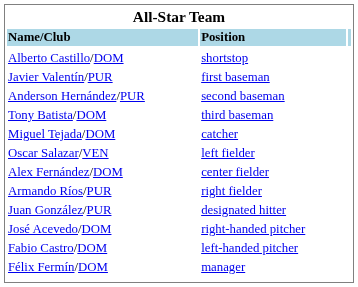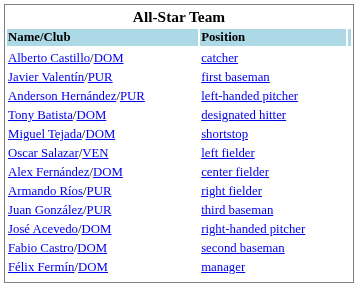(225, 58) shortstop -> (220, 58) catcher
(243, 96) second baseman -> (250, 96) left-handed pitcher
(237, 115) third baseman -> (244, 115) designated hitter
(220, 134) catcher -> (225, 134) shortstop
(244, 210) designated hitter -> (237, 210) third baseman
(250, 248) left-handed pitcher -> (243, 248) second baseman
